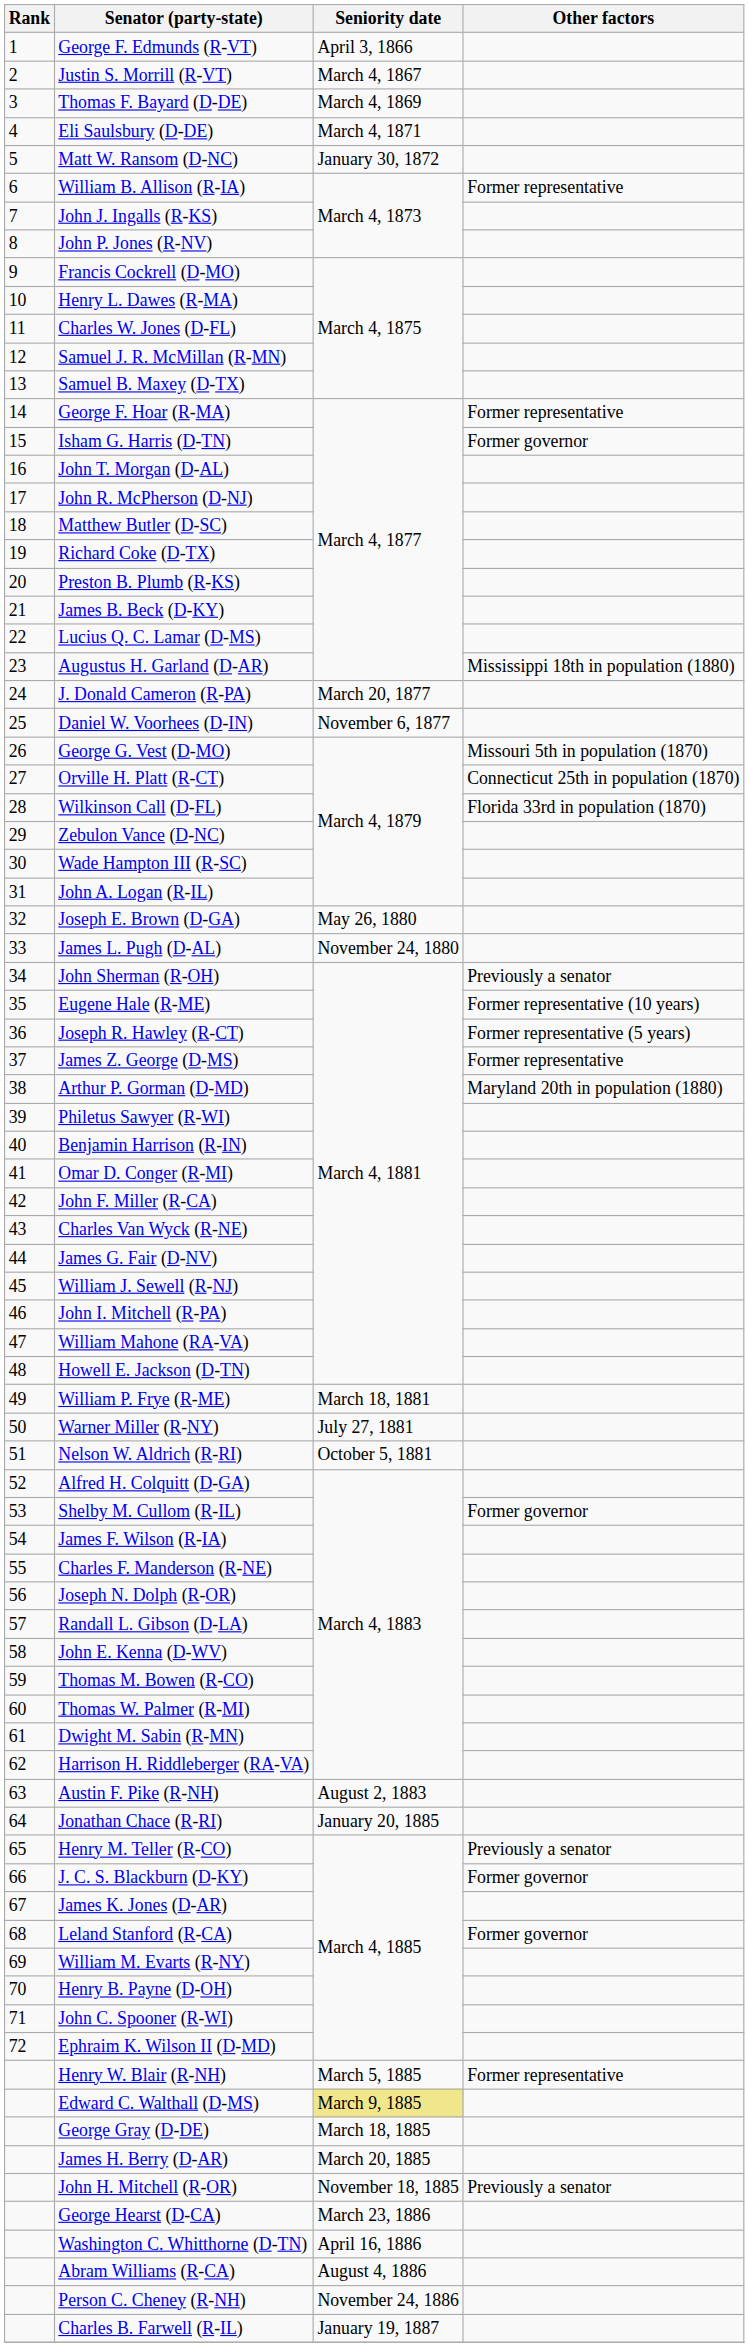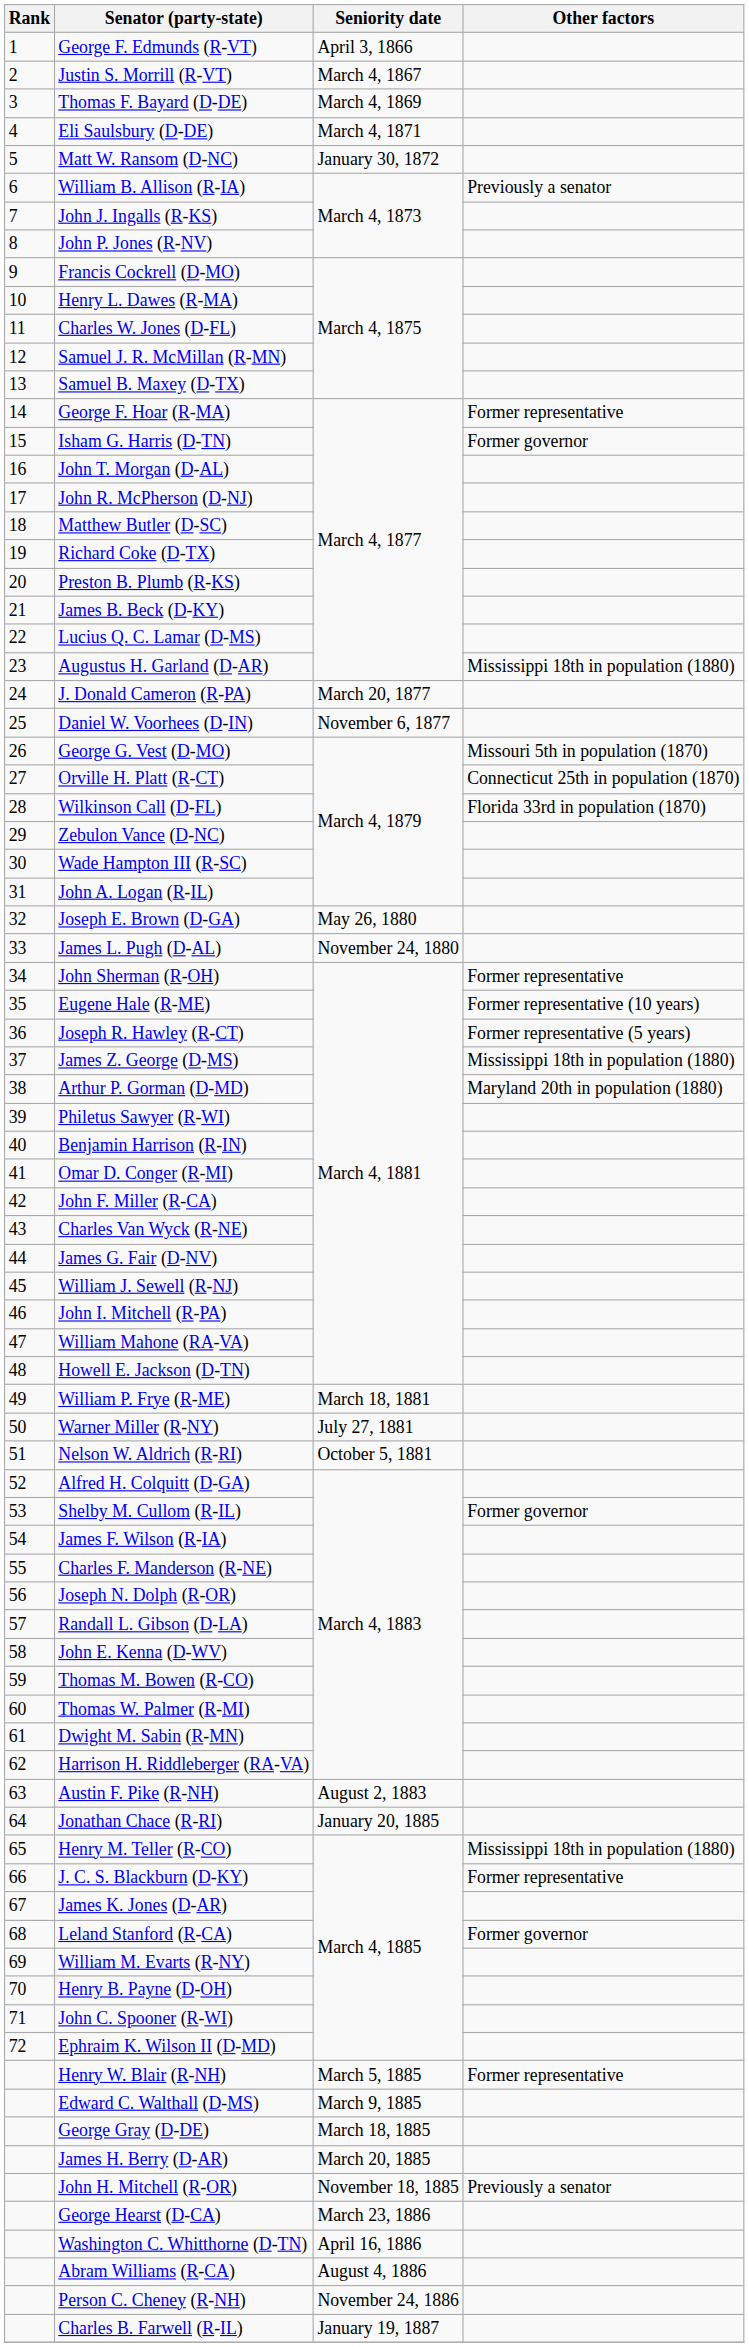(545, 187) Former representative -> (539, 187) Previously a senator
(539, 976) Previously a senator -> (545, 976) Former representative
(545, 1060) Former representative -> (601, 1060) Mississippi 18th in population (1880)
(539, 1849) Previously a senator -> (601, 1849) Mississippi 18th in population (1880)
(528, 1877) Former governor -> (545, 1877) Former representative
(369, 2102) khaki background -> (369, 2102) no background
